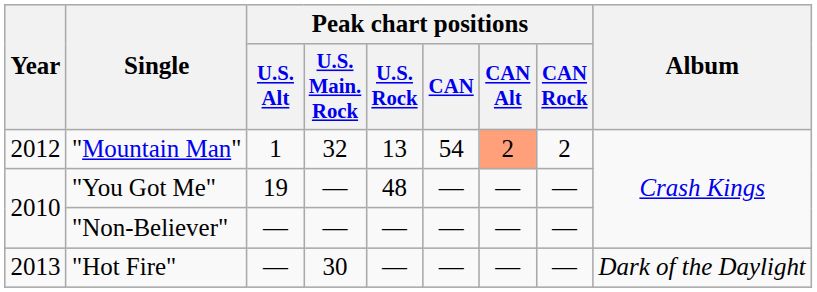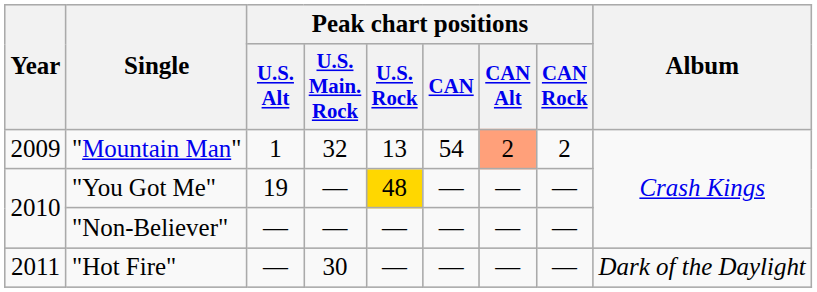(35, 148) 2012 -> (35, 148) 2009
(395, 188) no background -> (395, 188) gold background
(35, 267) 2013 -> (35, 267) 2011
